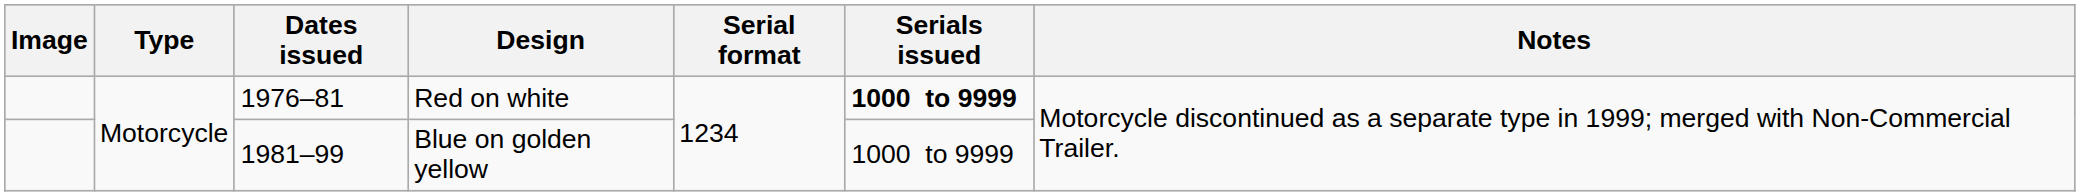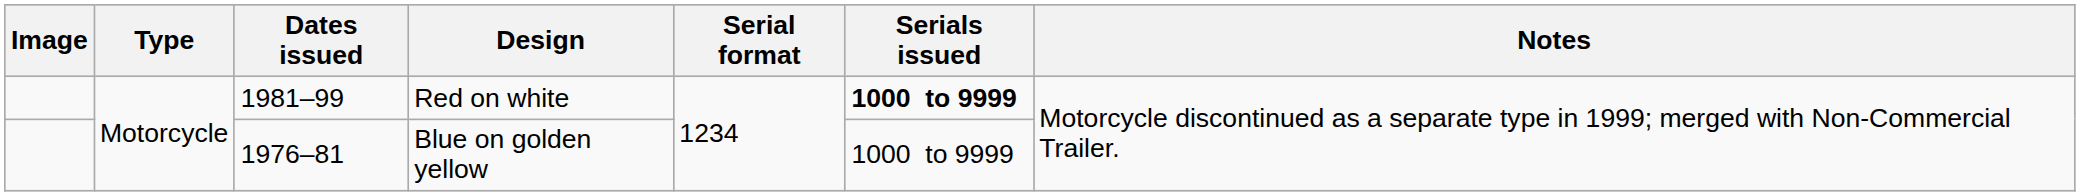(292, 97) 1976–81 -> (292, 97) 1981–99
(292, 154) 1981–99 -> (292, 154) 1976–81
